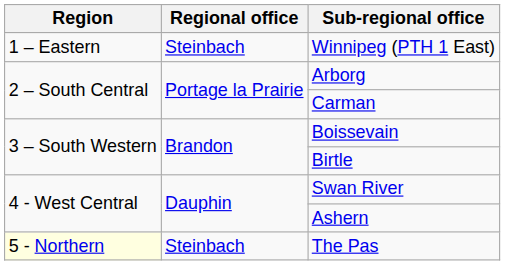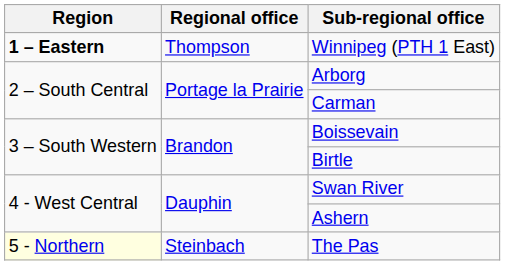(55, 47) normal -> (57, 47) bold
(205, 47) Steinbach -> (207, 47) Thompson
